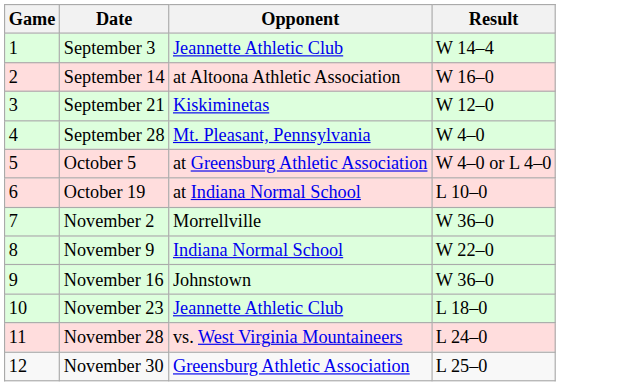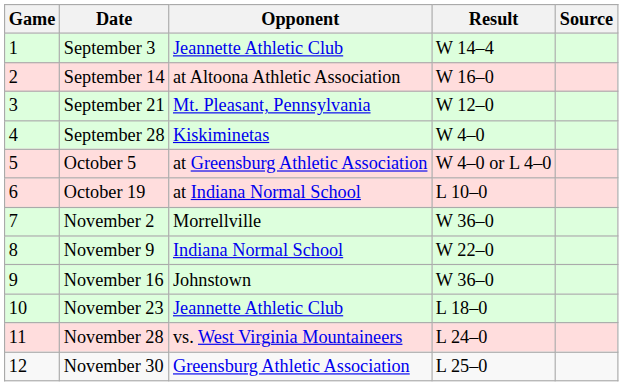+ column: (586, 18)
(221, 105) Kiskiminetas -> (272, 105) Mt. Pleasant, Pennsylvania
(272, 134) Mt. Pleasant, Pennsylvania -> (221, 134) Kiskiminetas
